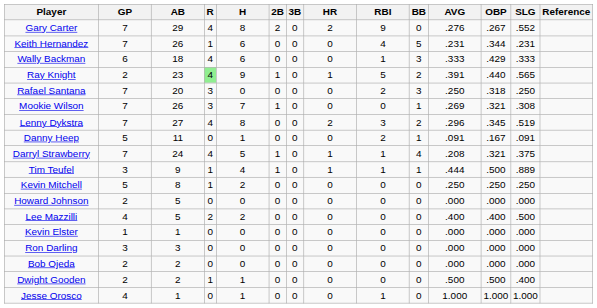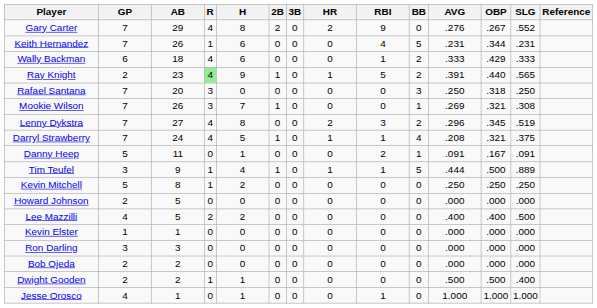(419, 59) 3 -> (419, 59) 2
(383, 91) 2 -> (383, 91) 0
rows swapped: (51, 153) <-> (51, 138)
(419, 169) 1 -> (419, 169) 5
